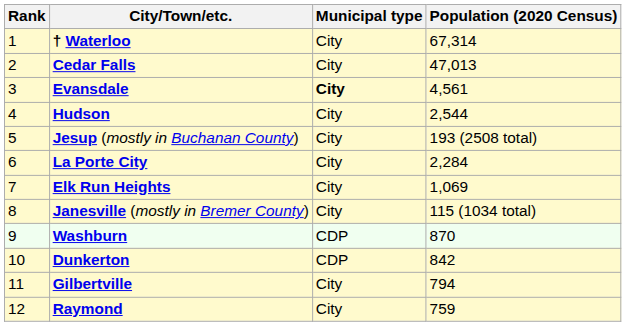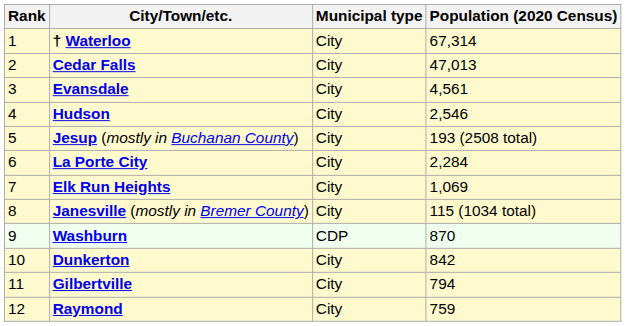(330, 89) bold -> (329, 89) normal
(449, 114) 2,544 -> (449, 114) 2,546
(332, 260) CDP -> (329, 260) City
